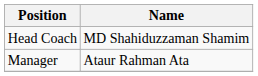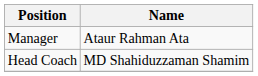rows swapped: (42, 37) <-> (33, 60)
